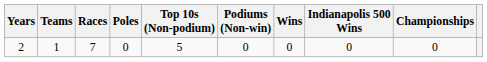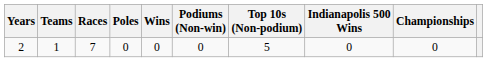columns swapped: (289, 21) <-> (179, 21)
